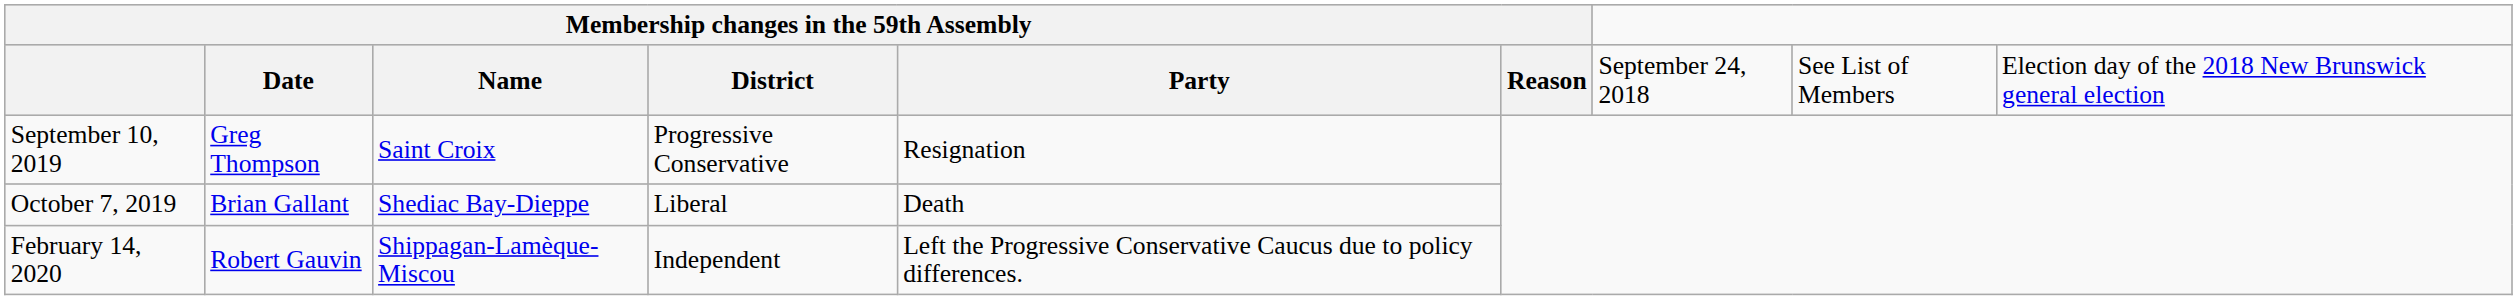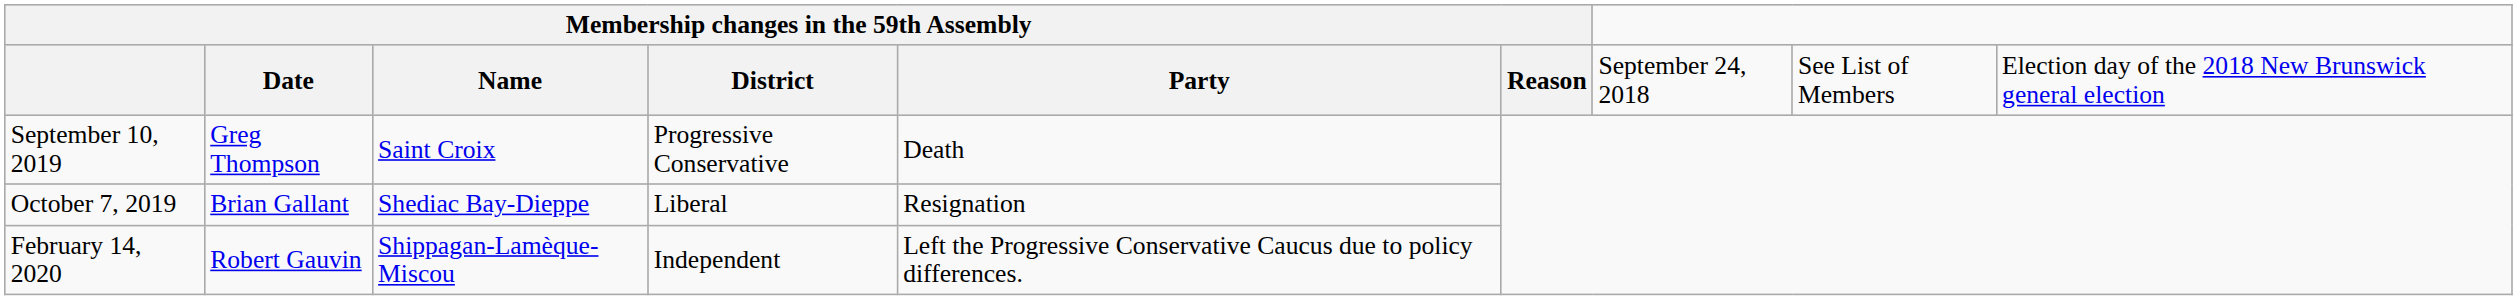(964, 149) Resignation -> (934, 149) Death
(934, 204) Death -> (964, 204) Resignation
